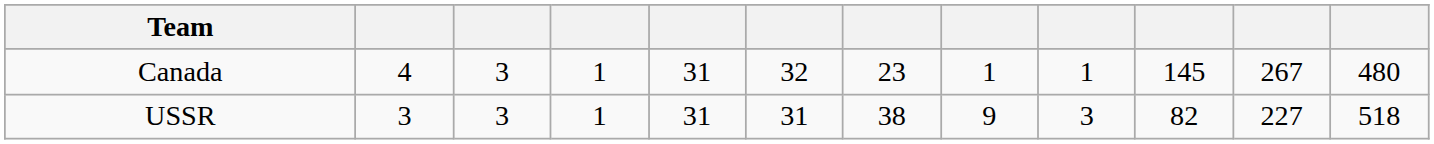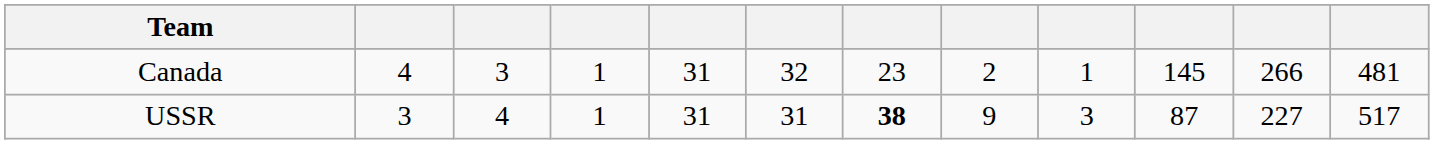(989, 71) 1 -> (989, 71) 2
(1282, 71) 267 -> (1282, 71) 266
(1379, 71) 480 -> (1379, 71) 481
(502, 116) 3 -> (502, 116) 4
(892, 116) normal -> (892, 116) bold
(1184, 116) 82 -> (1184, 116) 87
(1379, 116) 518 -> (1379, 116) 517
